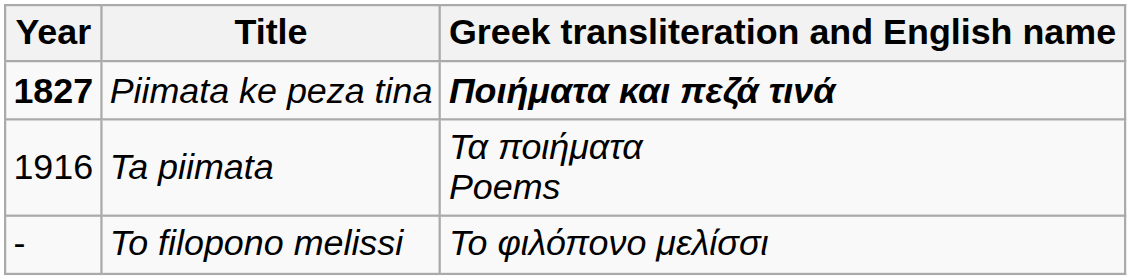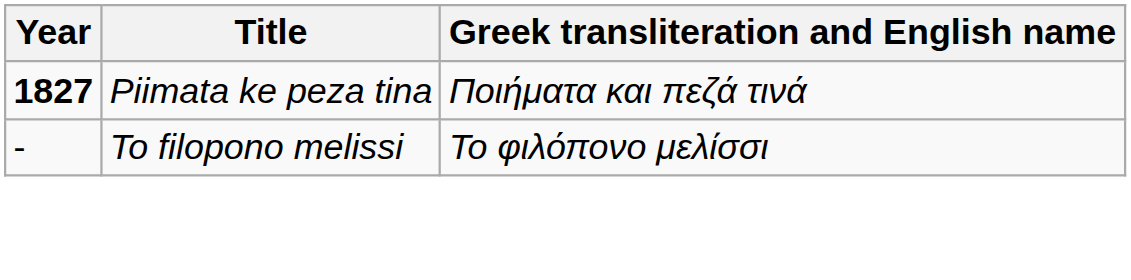(642, 89) bold -> (628, 89) normal
- row: (192, 166)
